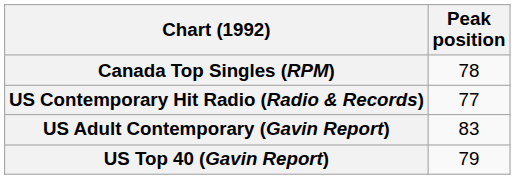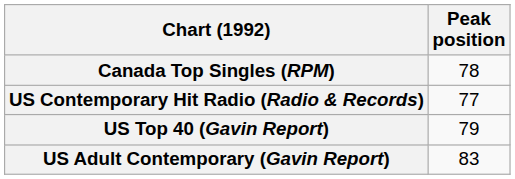rows swapped: (216, 159) <-> (216, 129)
